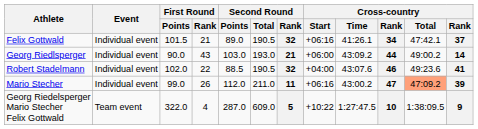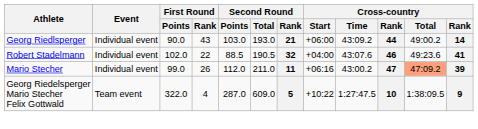- row: (35, 41)
